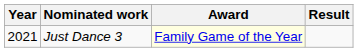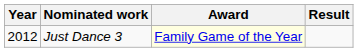(22, 36) 2021 -> (22, 36) 2012
